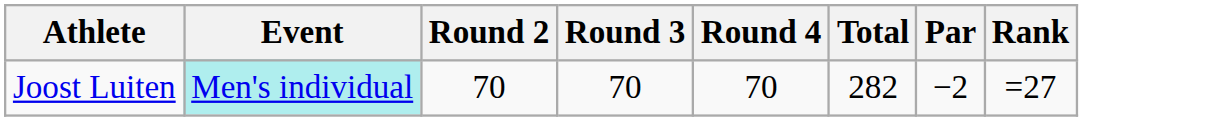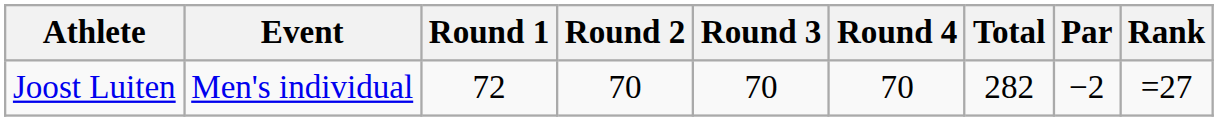+ column: (489, 32)
(302, 86) paleturquoise background -> (302, 86) no background
